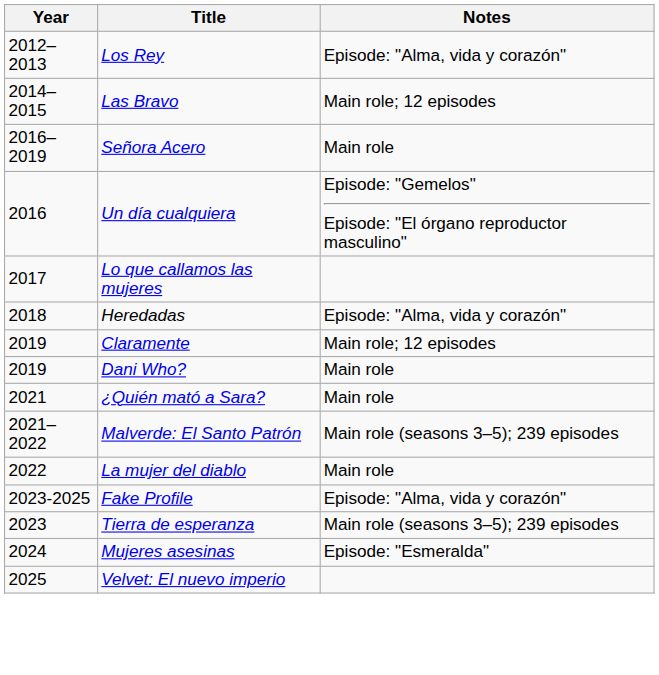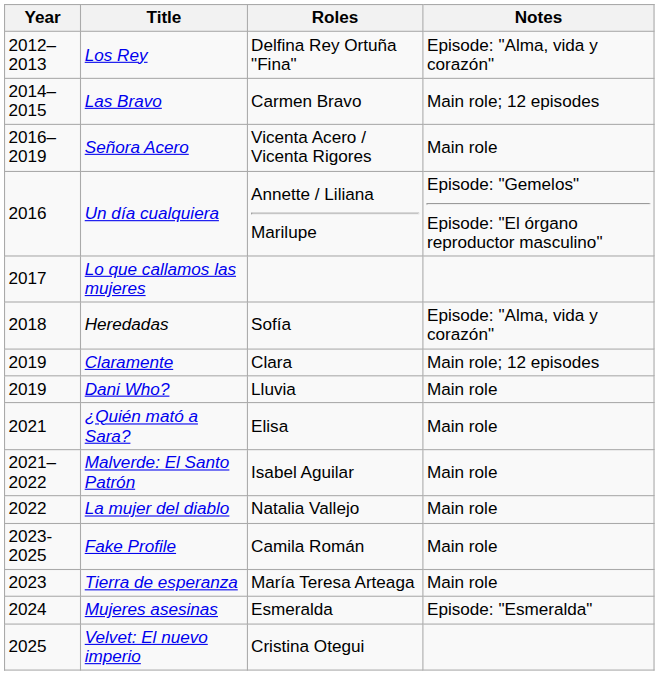+ column: (335, 18)
(471, 434) Main role (seasons 3–5); 239 episodes -> (462, 472) Main role
(445, 497) Episode: "Alma, vida y corazón" -> (462, 546) Main role
(471, 525) Main role (seasons 3–5); 239 episodes -> (462, 582) Main role
